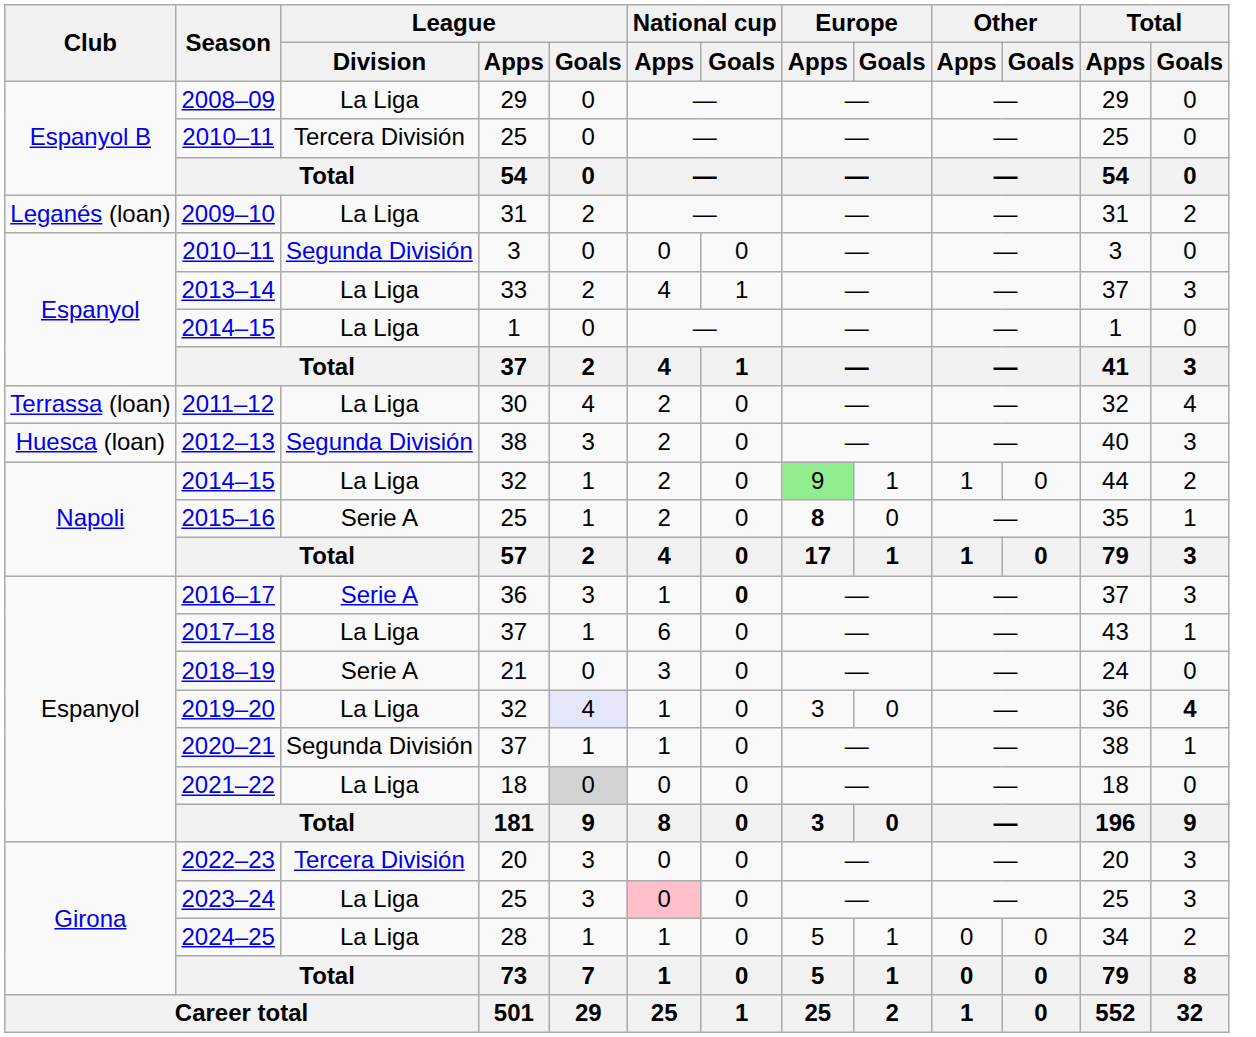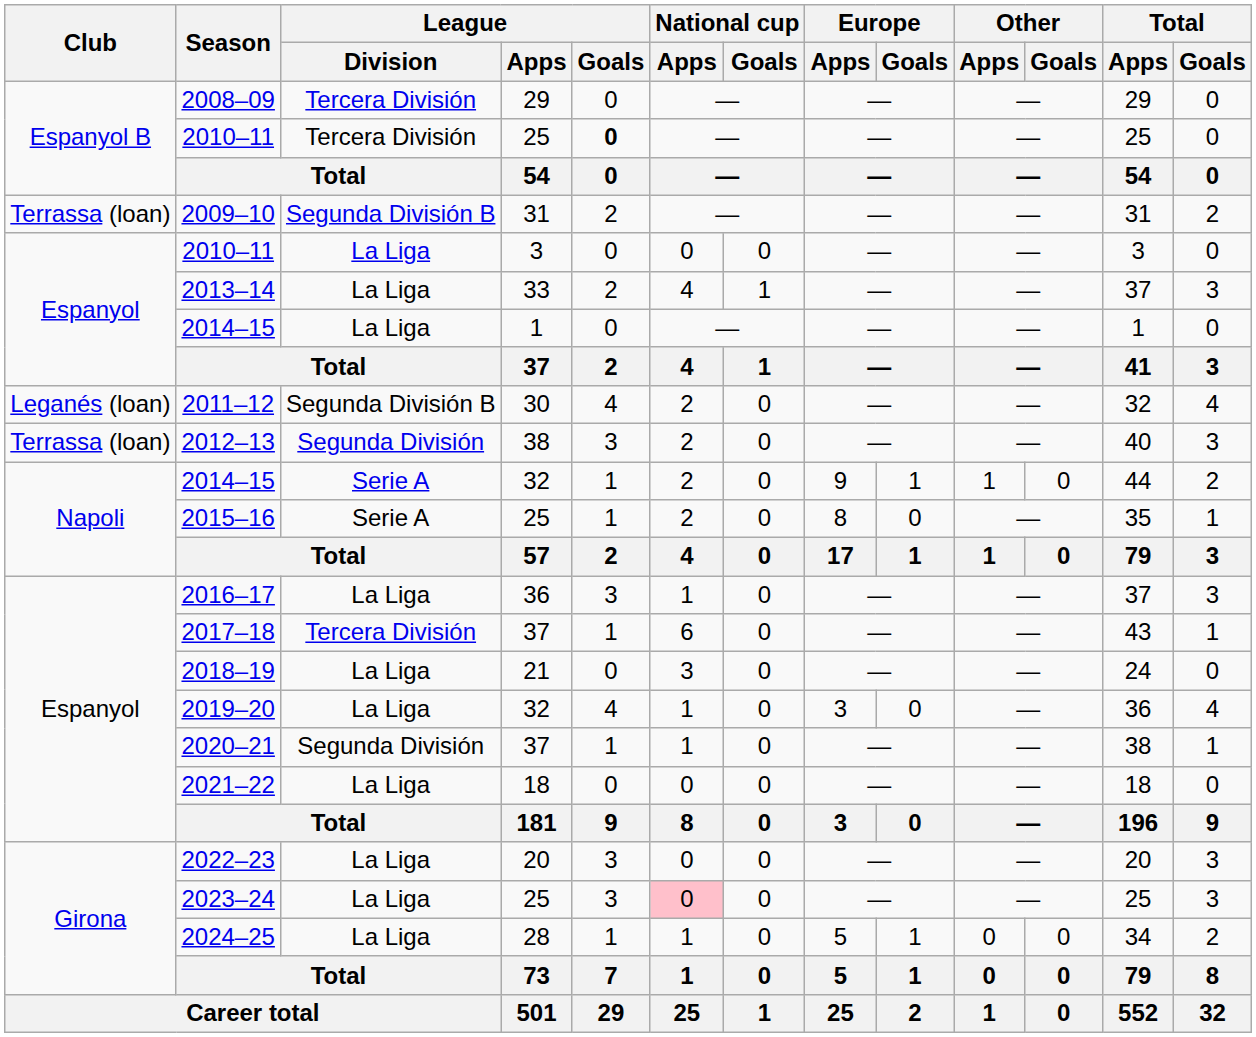(379, 99) La Liga -> (391, 99) Tercera División
(588, 137) normal -> (611, 137) bold
(90, 213) Leganés (loan) -> (90, 213) Terrassa (loan)
(379, 213) La Liga -> (391, 213) Segunda División B
(379, 251) Segunda División -> (391, 251) La Liga
(90, 404) Terrassa (loan) -> (90, 404) Leganés (loan)
(379, 404) La Liga -> (391, 404) Segunda División B
(90, 442) Huesca (loan) -> (90, 442) Terrassa (loan)
(379, 480) La Liga -> (391, 480) Serie A
(818, 480) lightgreen background -> (840, 480) no background
(818, 518) bold -> (840, 518) normal
(379, 594) Serie A -> (391, 594) La Liga
(742, 594) bold -> (764, 594) normal
(379, 632) La Liga -> (391, 632) Tercera División
(379, 670) Serie A -> (391, 670) La Liga
(588, 708) lavender background -> (611, 708) no background
(1190, 708) bold -> (1212, 708) normal
(588, 784) lightgrey background -> (611, 784) no background
(379, 860) Tercera División -> (391, 860) La Liga
